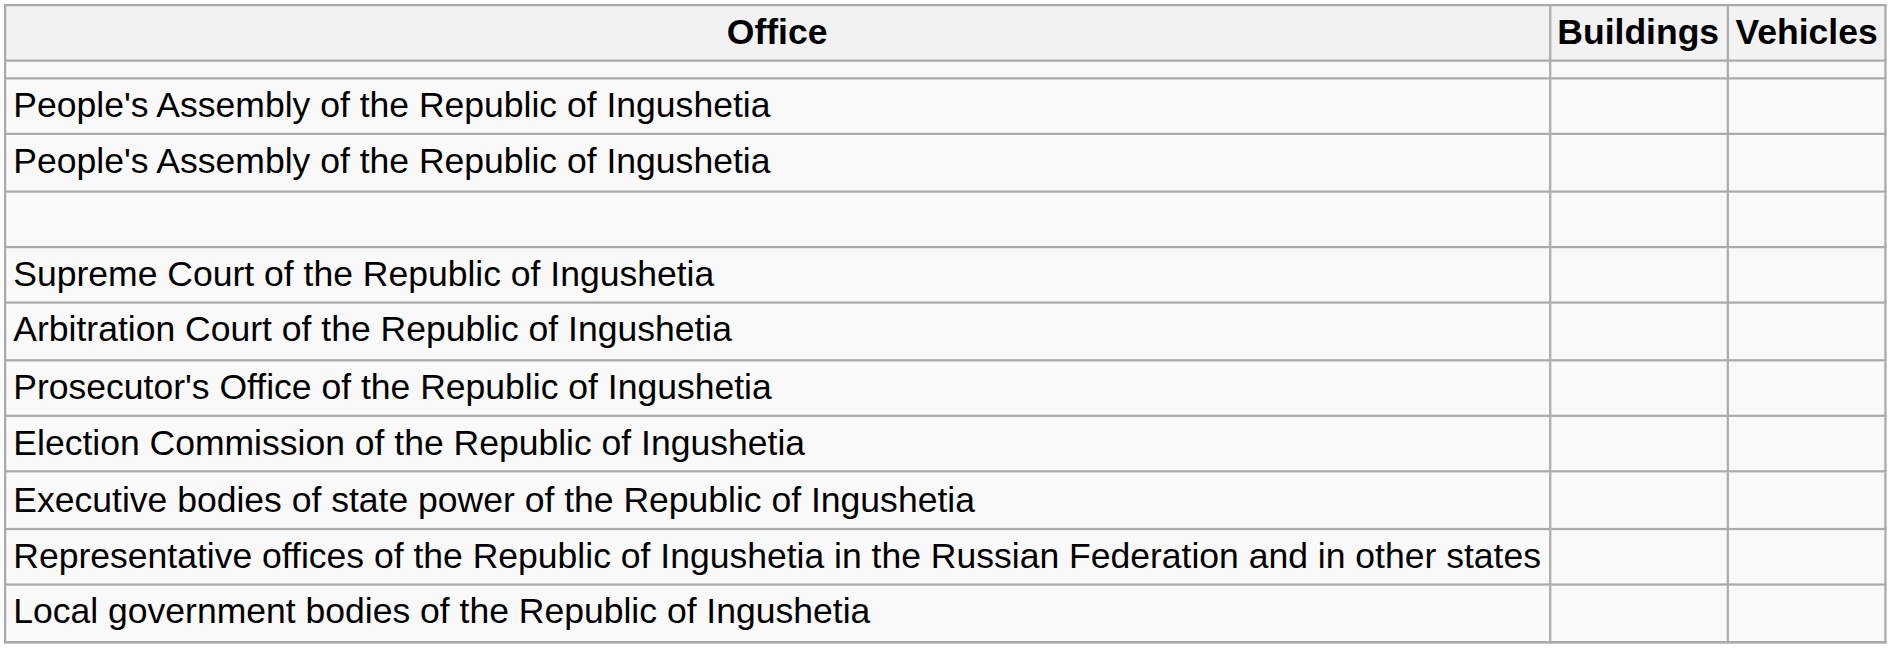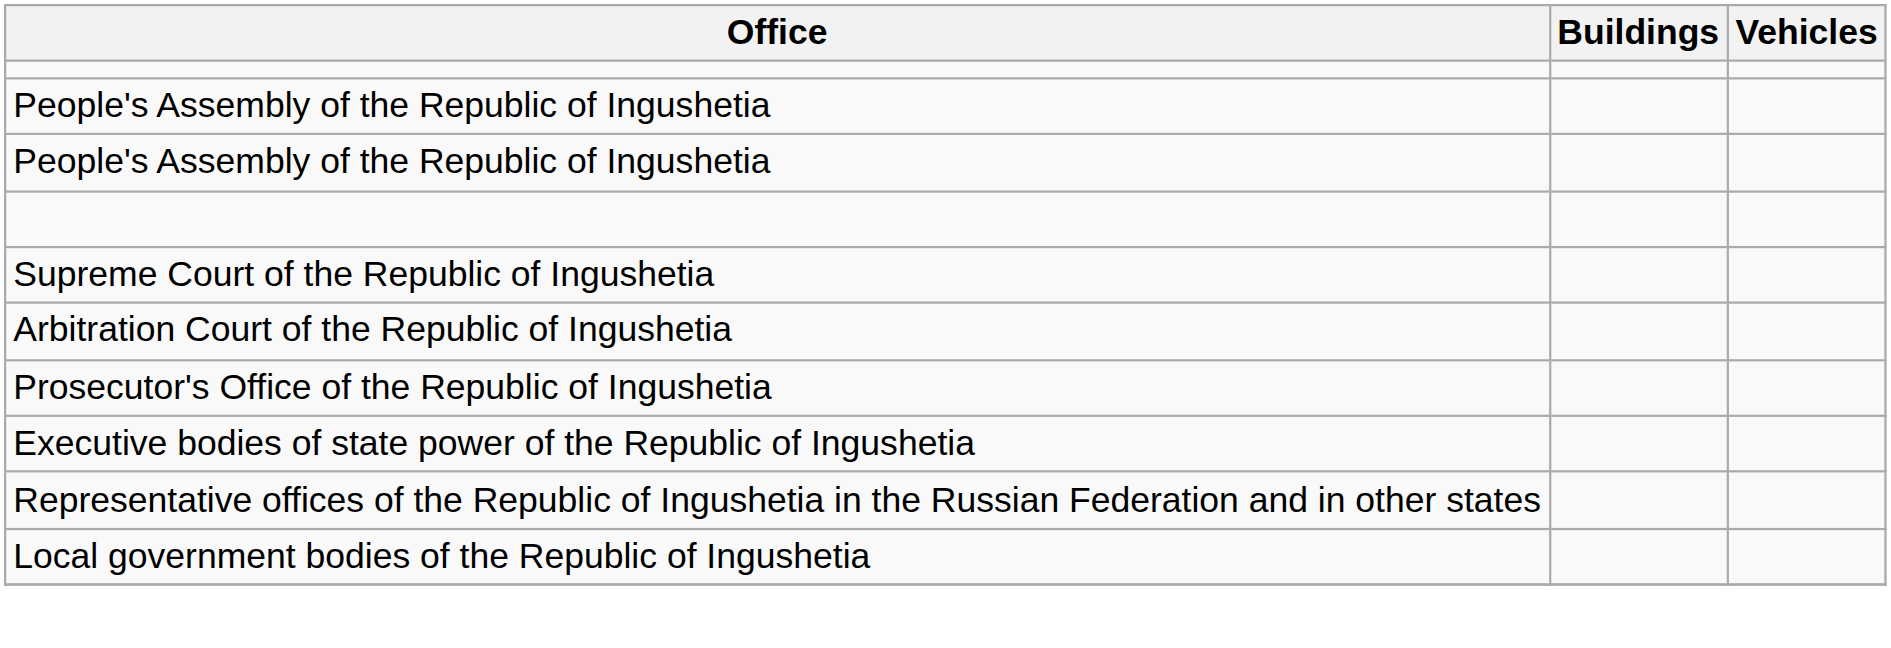- row: (409, 443)
